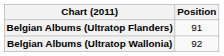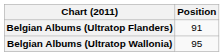(197, 43) 92 -> (197, 43) 95
